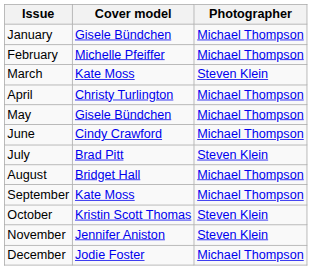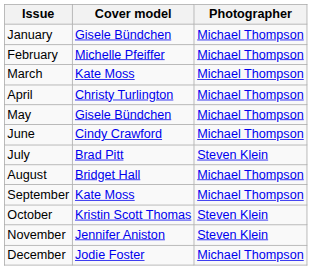(233, 74) Steven Klein -> (250, 74) Michael Thompson
